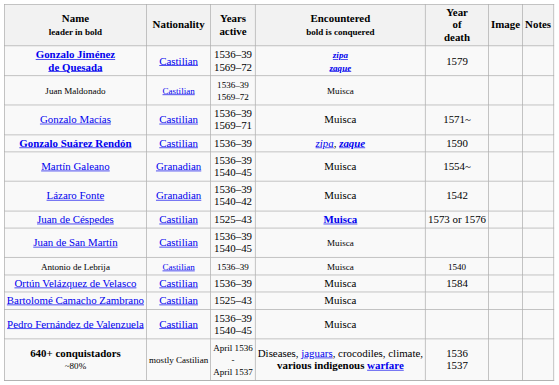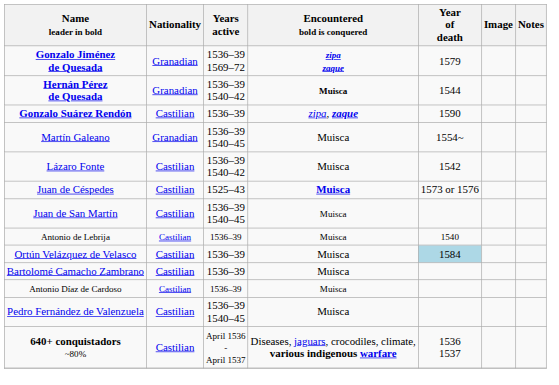(179, 60) Castilian -> (175, 60) Granadian
- row: (75, 91)
- row: (75, 119)
+ row: (75, 90)
(179, 196) Granadian -> (175, 166) Castilian
(457, 283) no background -> (450, 254) lightblue background
(233, 300) 1525–43 -> (226, 271) 1536–39
+ row: (75, 289)
(179, 360) mostly Castilian -> (175, 347) Castilian
